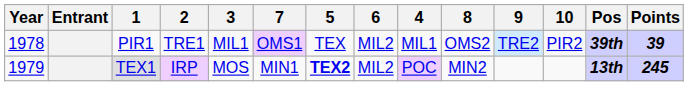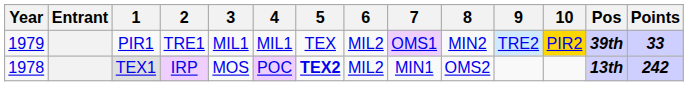columns swapped: (419, 18) <-> (280, 18)
(26, 43) 1978 -> (26, 43) 1979
(467, 43) OMS2 -> (467, 43) MIN2
(565, 43) no background -> (565, 43) gold background
(655, 43) 39 -> (655, 43) 33
(26, 69) 1979 -> (26, 69) 1978
(467, 69) MIN2 -> (467, 69) OMS2
(655, 69) 245 -> (655, 69) 242
